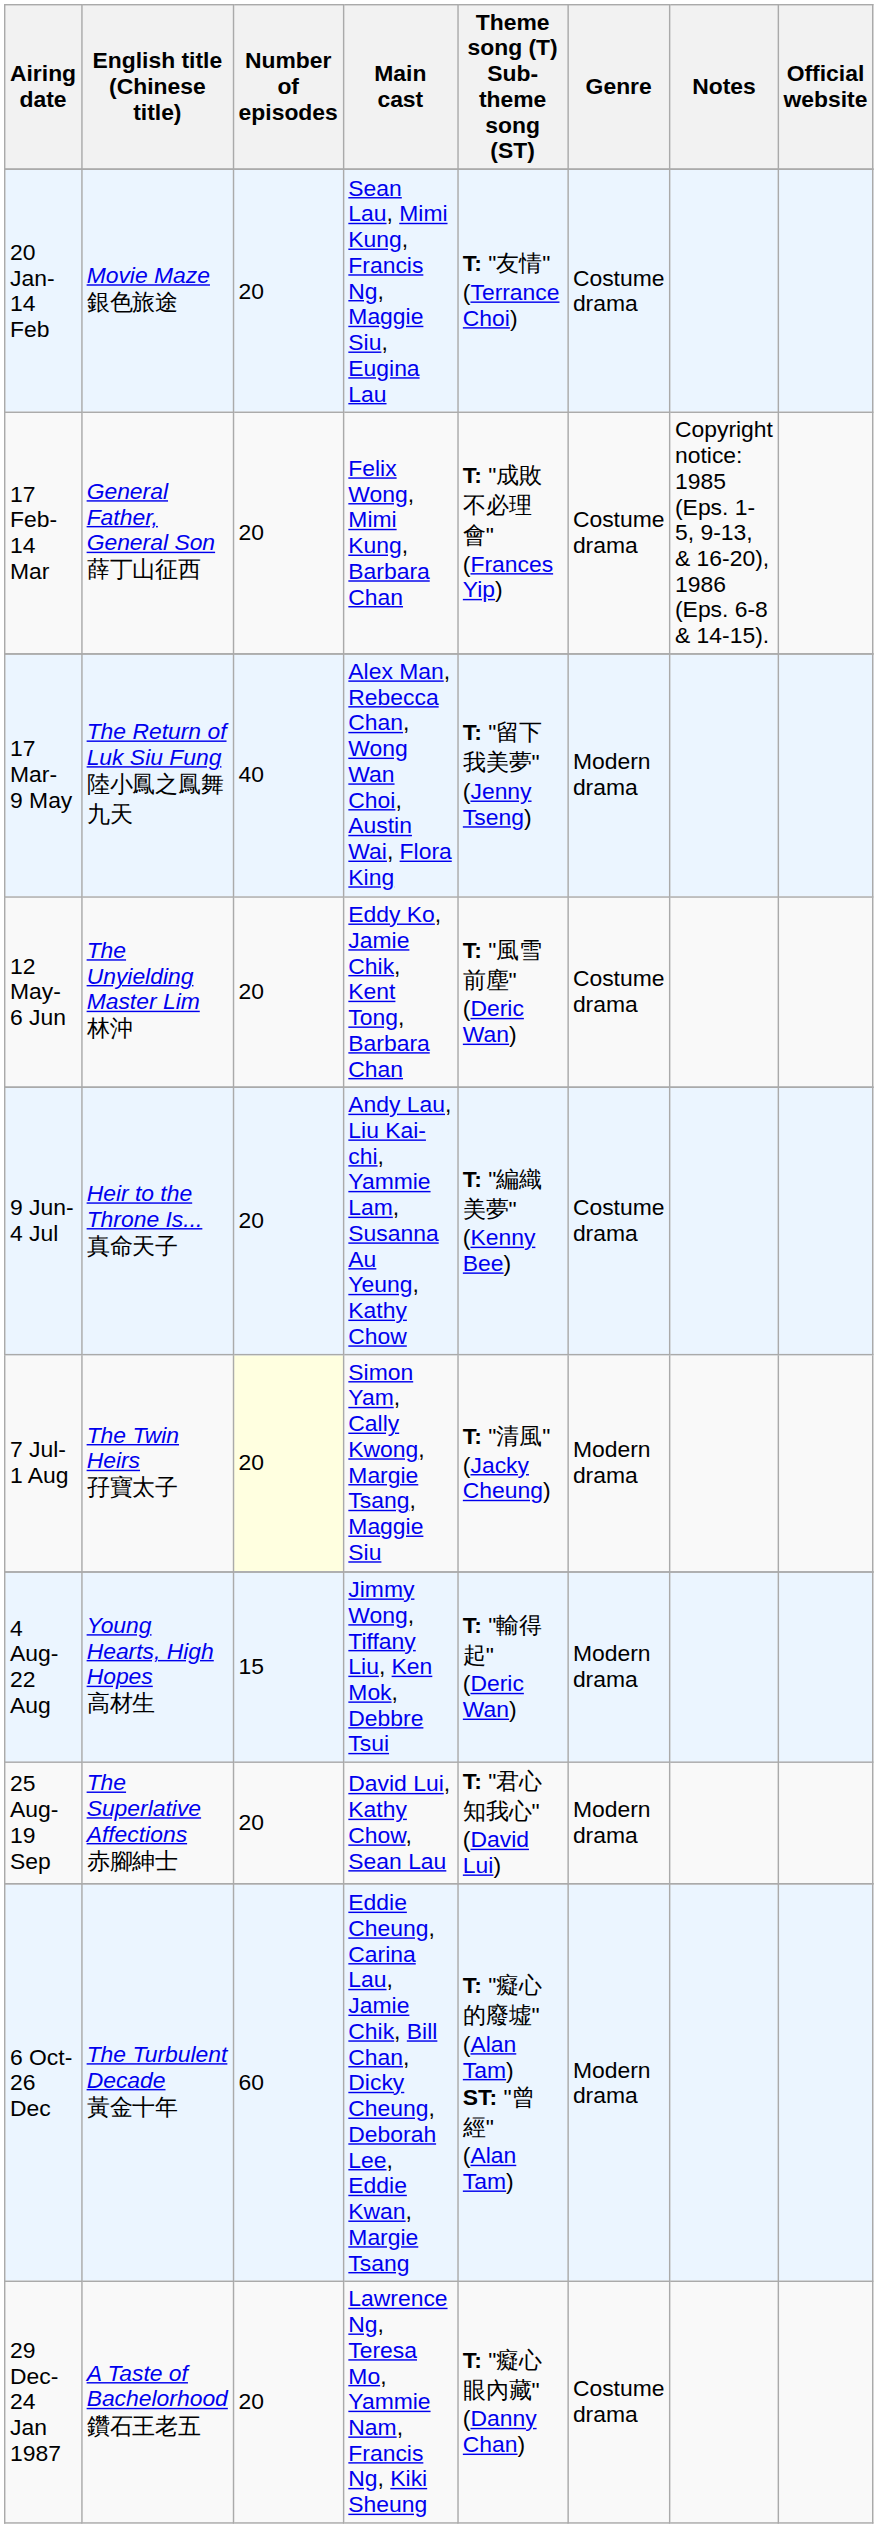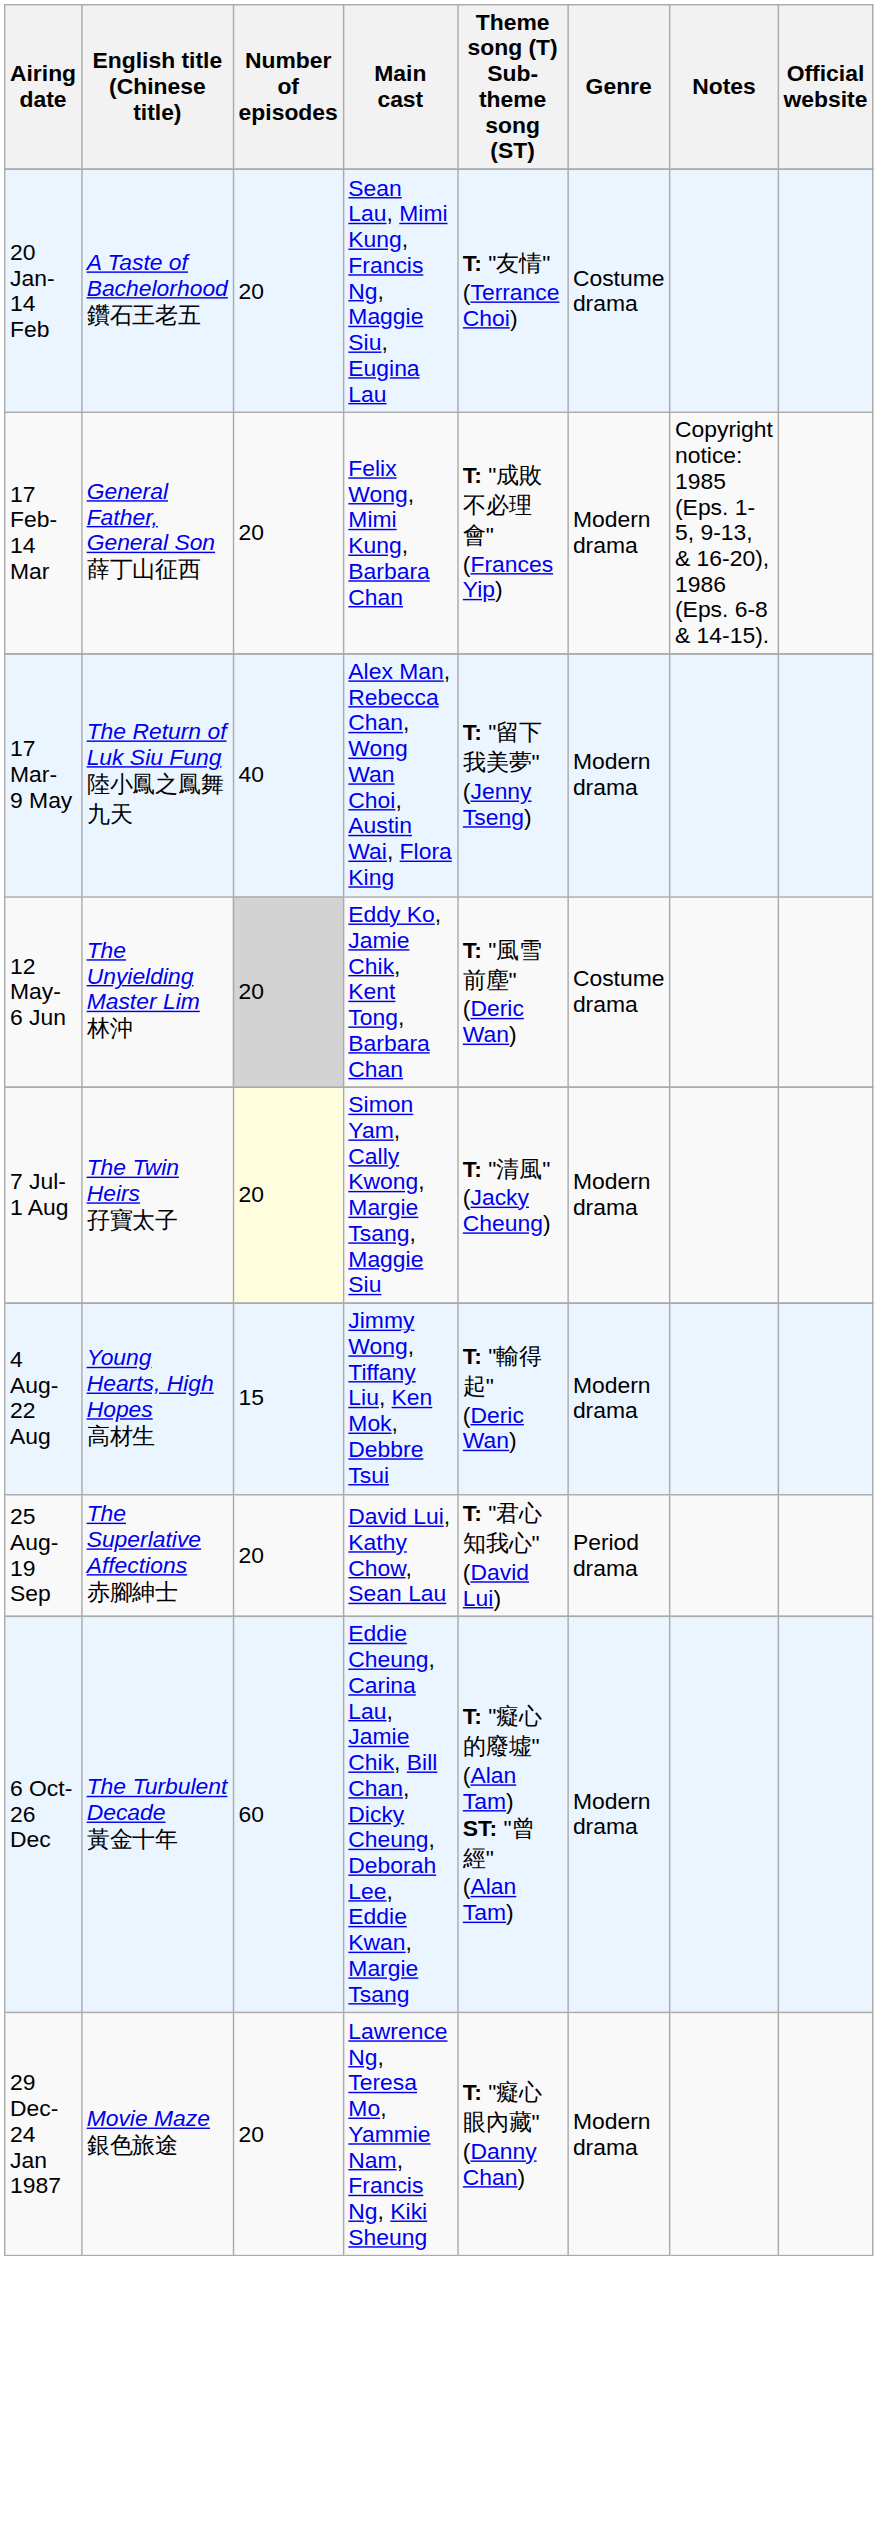(148, 289) Movie Maze 銀色旅途 -> (157, 289) A Taste of Bachelorhood 鑽石王老五
(619, 532) Costume drama -> (612, 532) Modern drama
(251, 991) no background -> (251, 991) lightgrey background
- row: (42, 1220)
(612, 1823) Modern drama -> (606, 1555) Period drama
(157, 2400) A Taste of Bachelorhood 鑽石王老五 -> (148, 2132) Movie Maze 銀色旅途
(619, 2401) Costume drama -> (612, 2133) Modern drama
